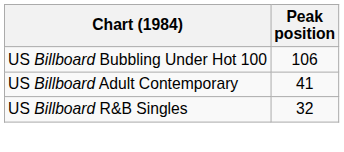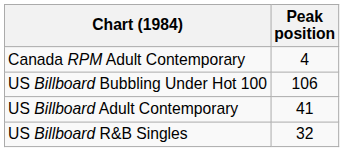+ row: (127, 59)
